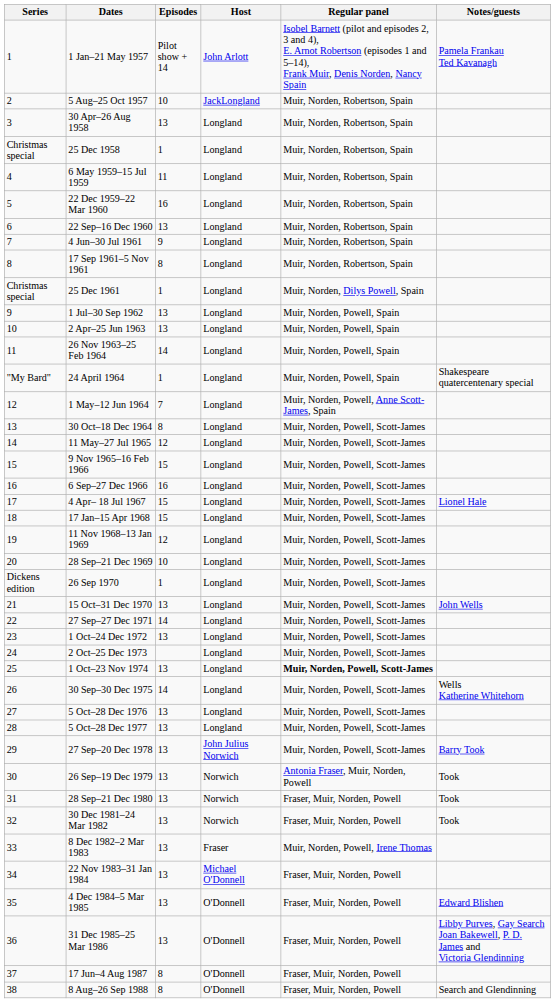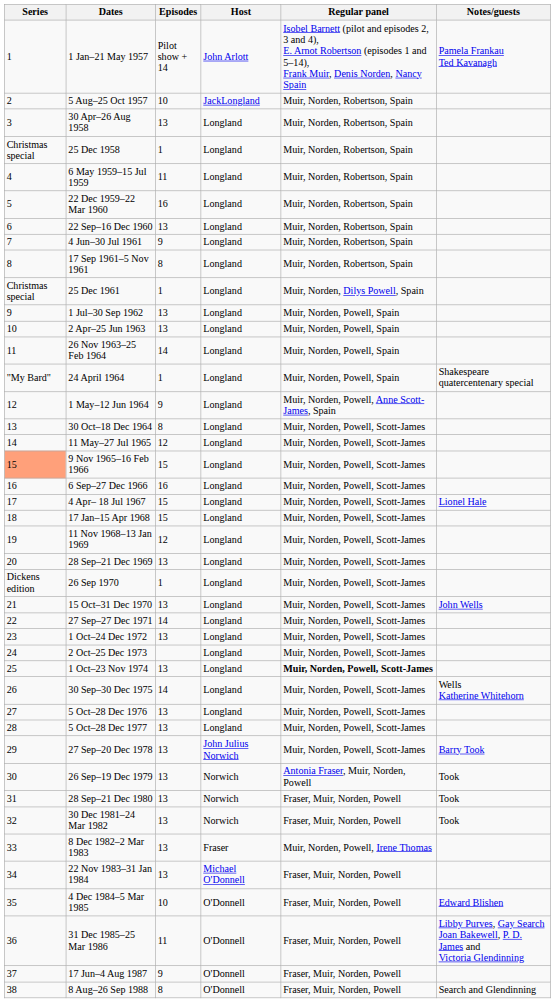(160, 405) 7 -> (160, 405) 9
(12, 464) no background -> (12, 464) lightsalmon background
(163, 561) 10 -> (163, 561) 13
(163, 902) 13 -> (163, 902) 10
(163, 941) 13 -> (163, 941) 11
(160, 974) 8 -> (160, 974) 9
